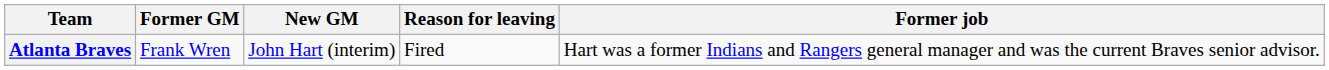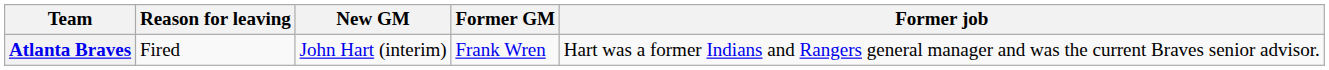columns swapped: (190, 19) <-> (479, 19)
